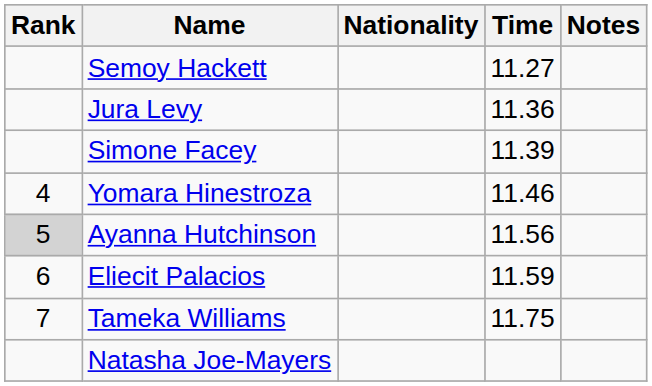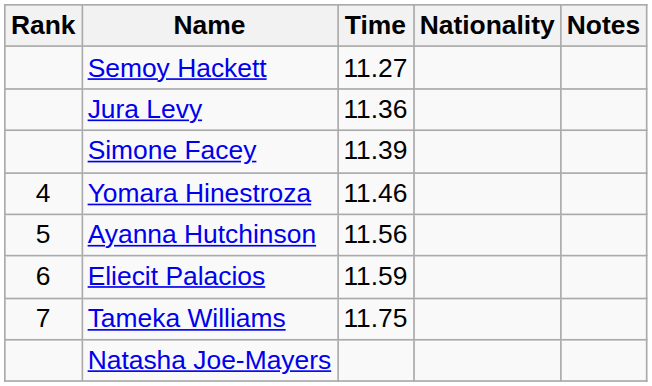columns swapped: (411, 25) <-> (523, 25)
(43, 234) lightgrey background -> (43, 234) no background
